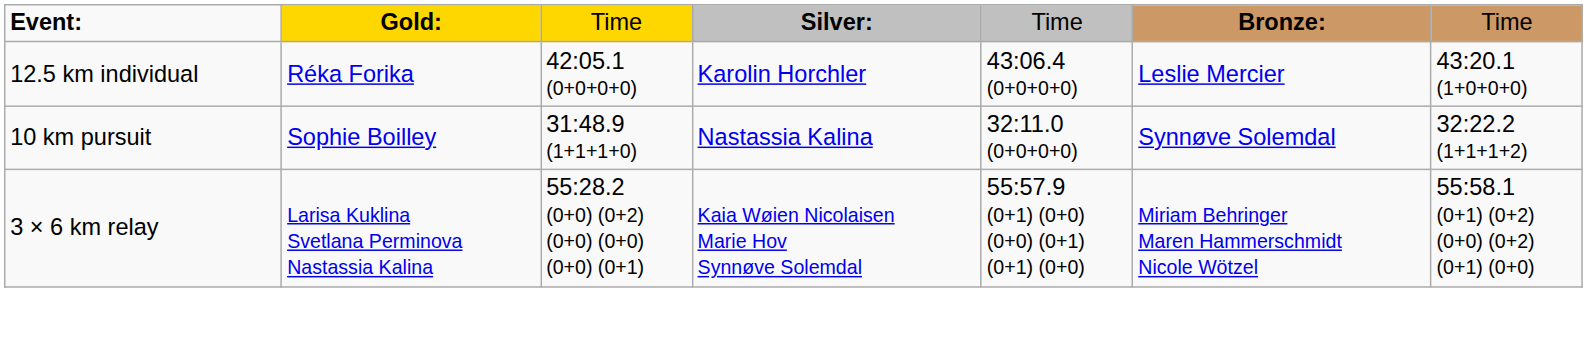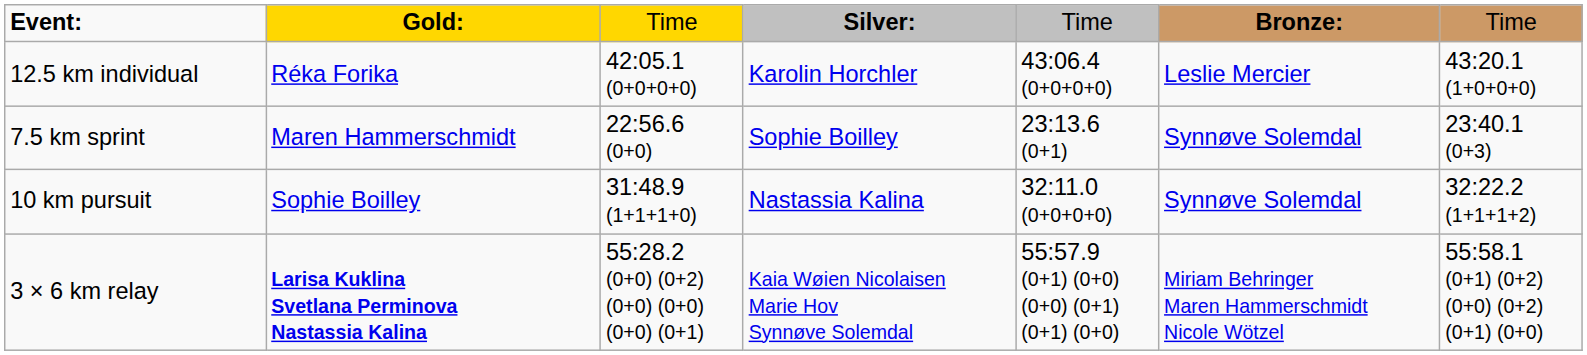+ row: (77, 137)
(375, 242) normal -> (364, 304) bold
